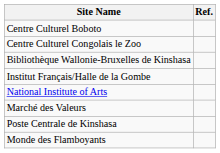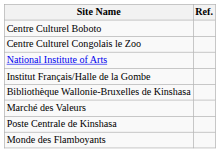rows swapped: (99, 60) <-> (57, 92)
